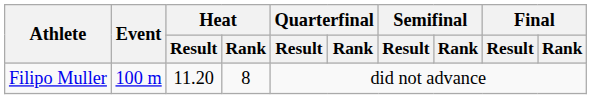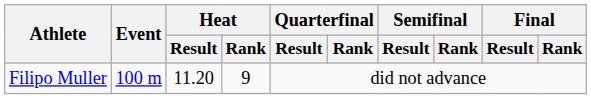(246, 78) 8 -> (246, 78) 9
